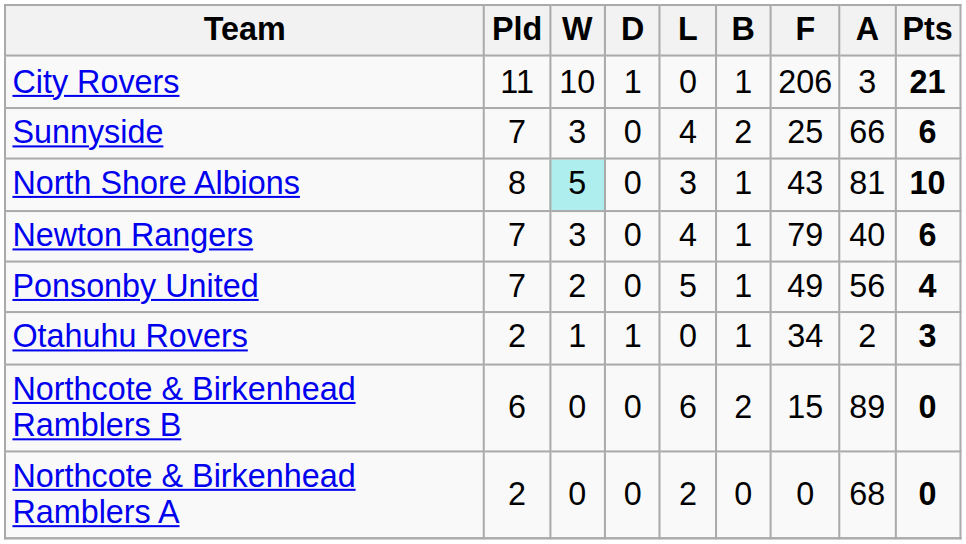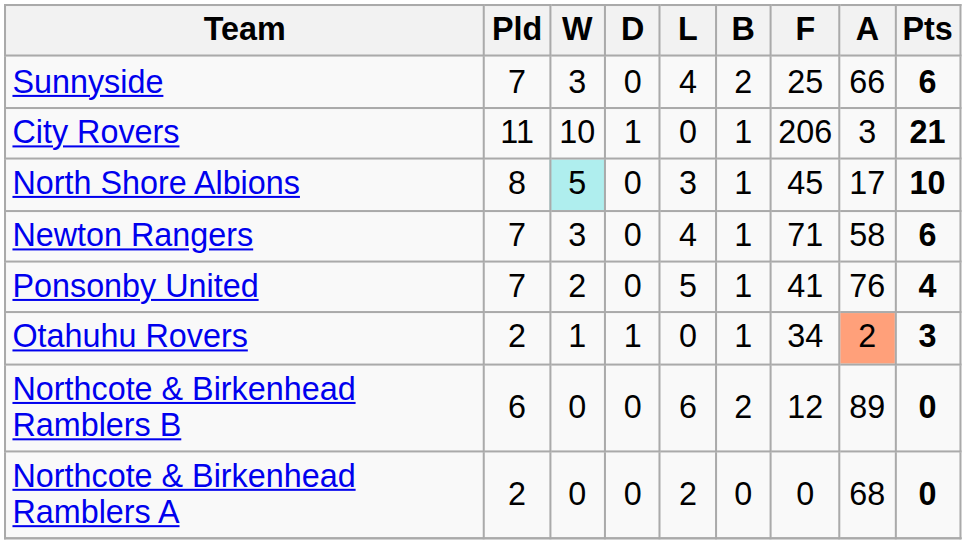rows swapped: (96, 81) <-> (88, 132)
(805, 183) 43 -> (805, 183) 45
(867, 183) 81 -> (867, 183) 17
(805, 235) 79 -> (805, 235) 71
(867, 235) 40 -> (867, 235) 58
(805, 286) 49 -> (805, 286) 41
(867, 286) 56 -> (867, 286) 76
(867, 337) no background -> (867, 337) lightsalmon background
(805, 407) 15 -> (805, 407) 12
